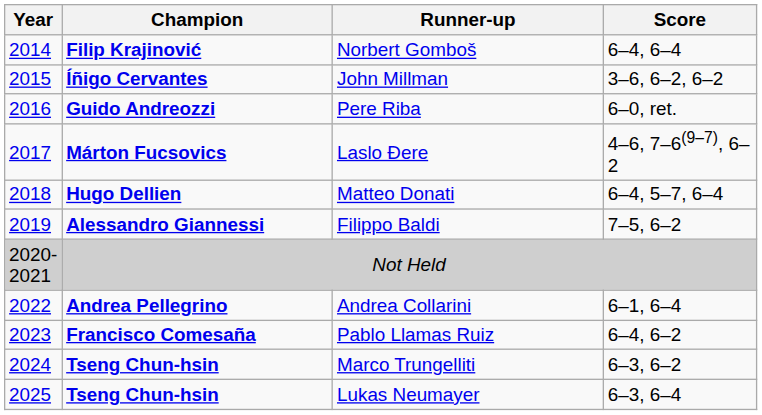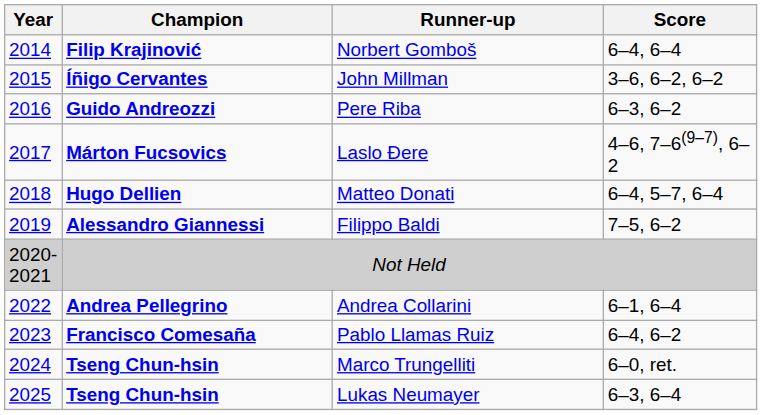(642, 109) 6–0, ret. -> (645, 109) 6–3, 6–2
(645, 365) 6–3, 6–2 -> (642, 365) 6–0, ret.
